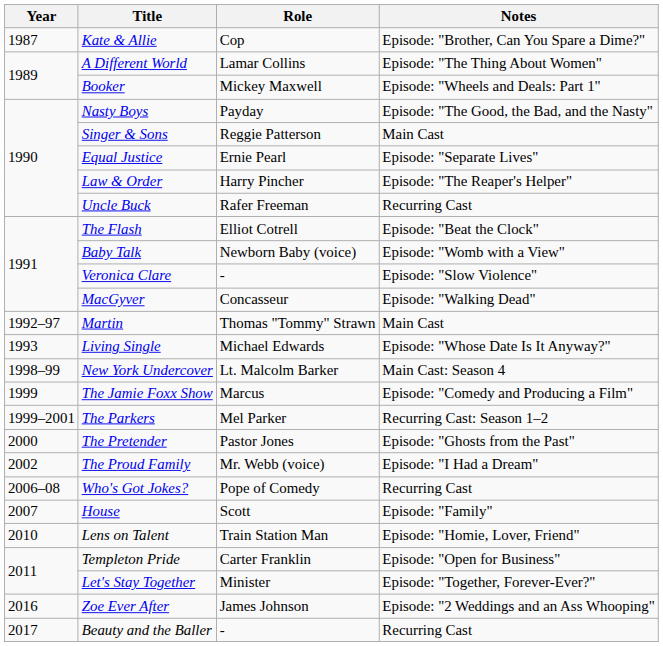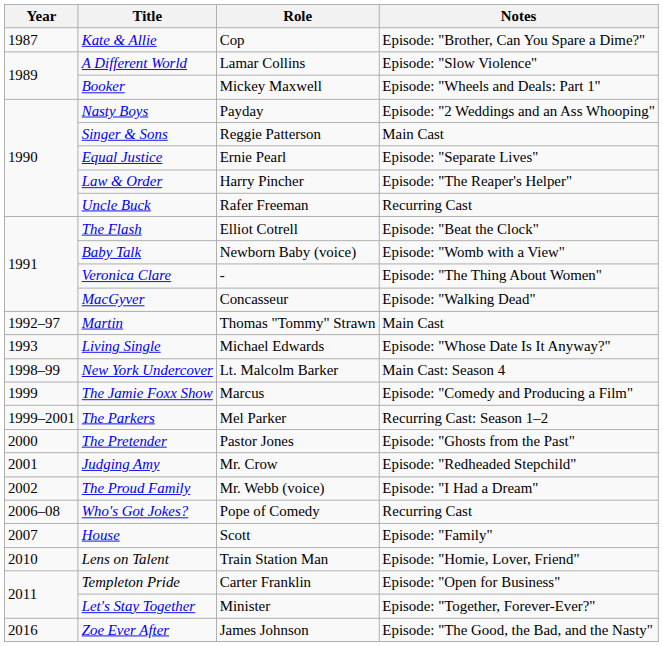(492, 63) Episode: "The Thing About Women" -> (460, 63) Episode: "Slow Violence"
(518, 110) Episode: "The Good, the Bad, and the Nasty" -> (519, 110) Episode: "2 Weddings and an Ass Whooping"
(460, 275) Episode: "Slow Violence" -> (492, 275) Episode: "The Thing About Women"
+ row: (121, 464)
(519, 606) Episode: "2 Weddings and an Ass Whooping" -> (518, 629) Episode: "The Good, the Bad, and the Nasty"
- row: (147, 629)
